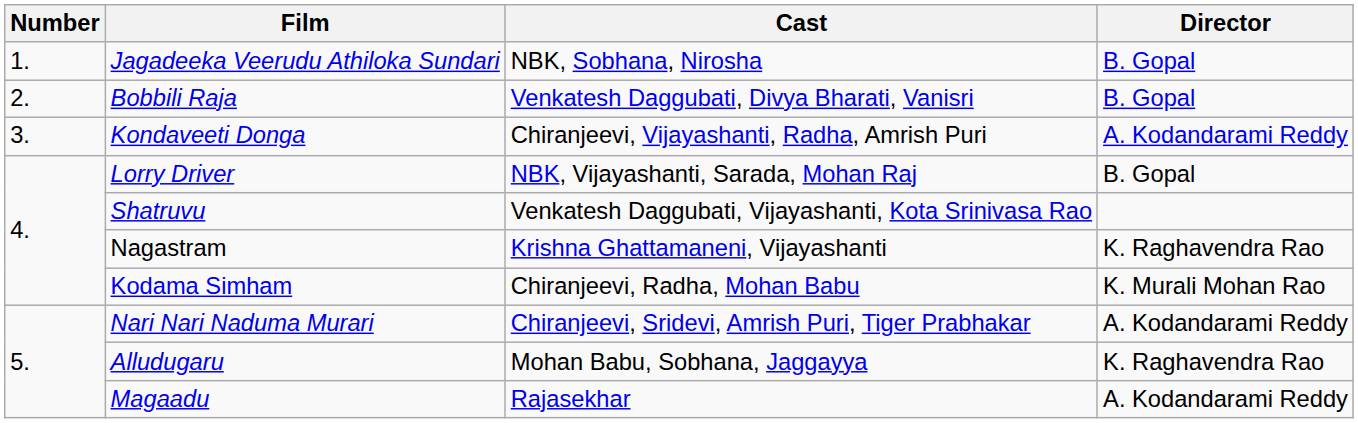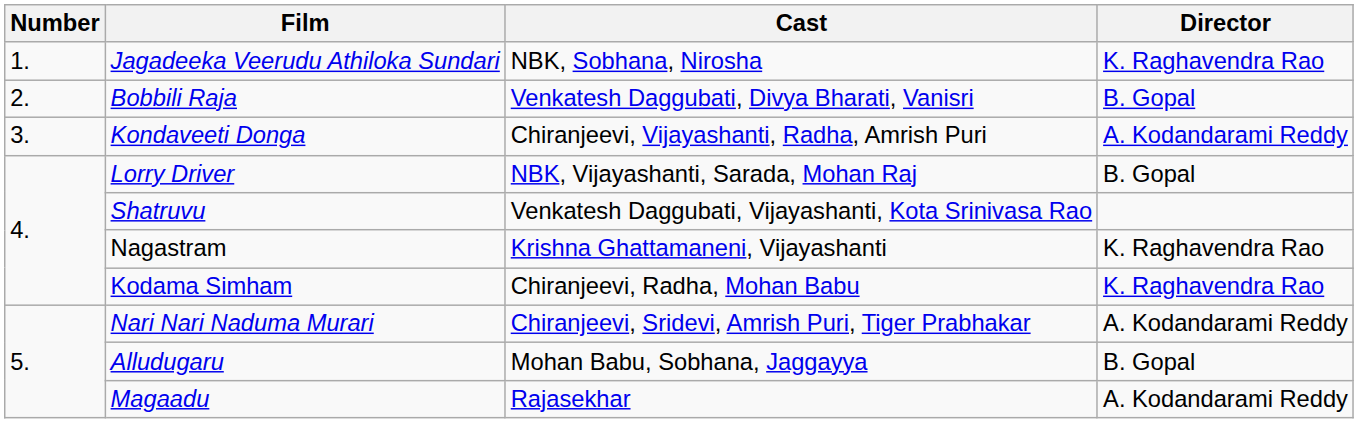(1149, 60) B. Gopal -> (1214, 60) K. Raghavendra Rao
(1214, 286) K. Murali Mohan Rao -> (1214, 286) K. Raghavendra Rao
(1214, 361) K. Raghavendra Rao -> (1149, 361) B. Gopal
